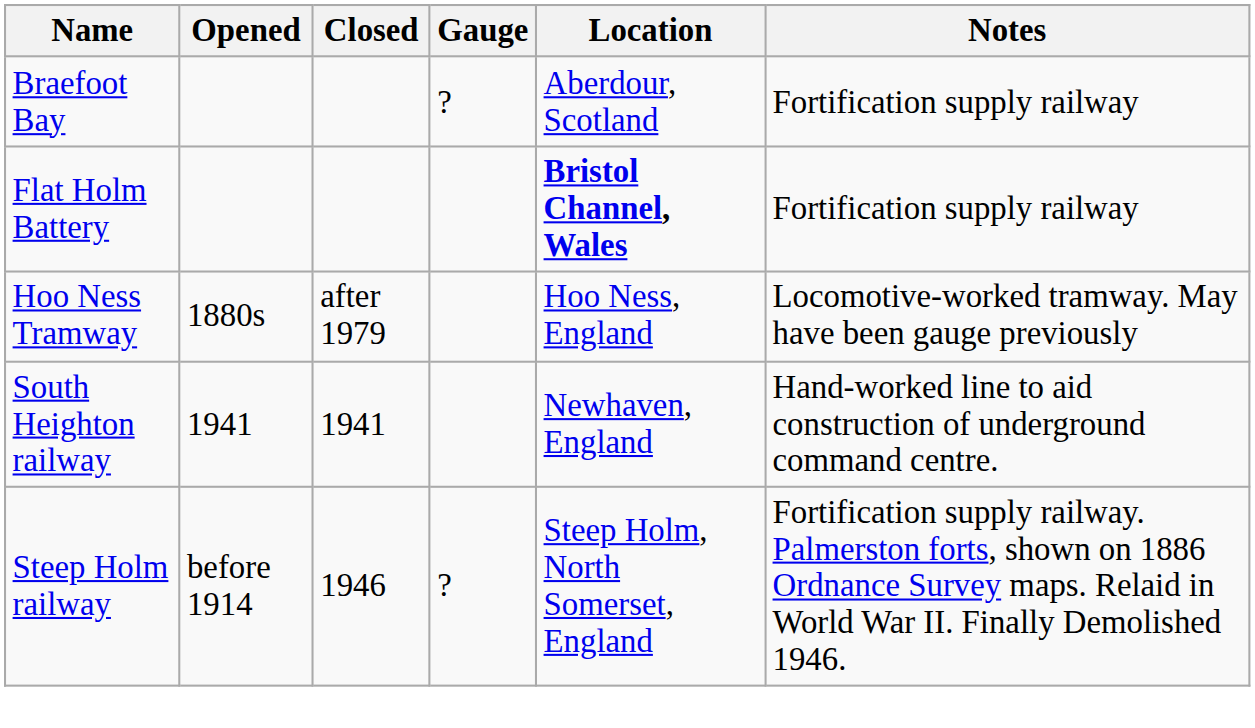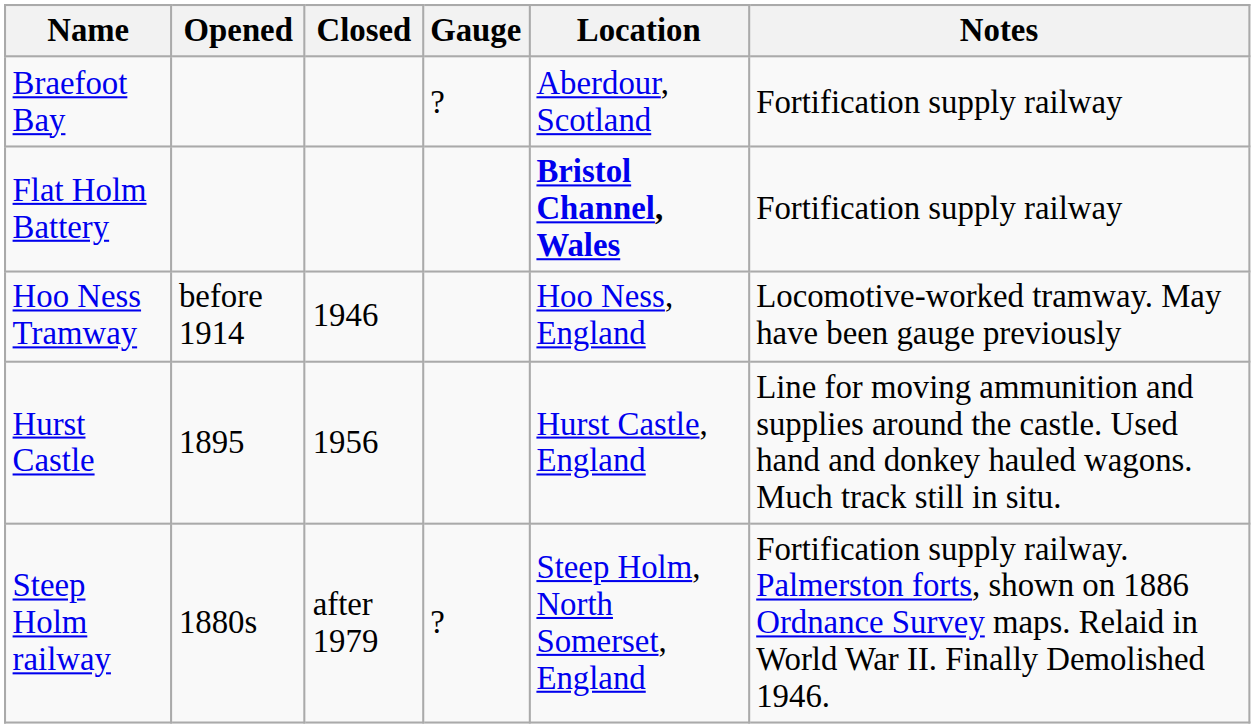(226, 315) 1880s -> (221, 315) before 1914
(353, 315) after 1979 -> (346, 315) 1946
+ row: (54, 441)
- row: (74, 423)
(229, 585) before 1914 -> (218, 622) 1880s
(353, 585) 1946 -> (346, 622) after 1979
